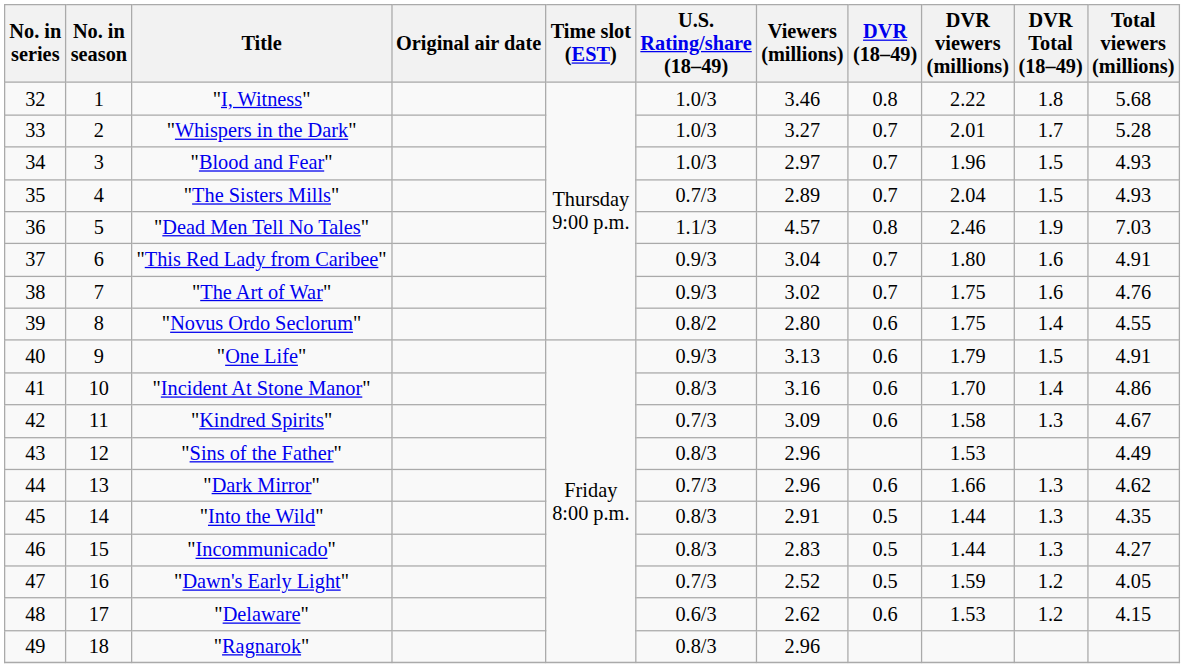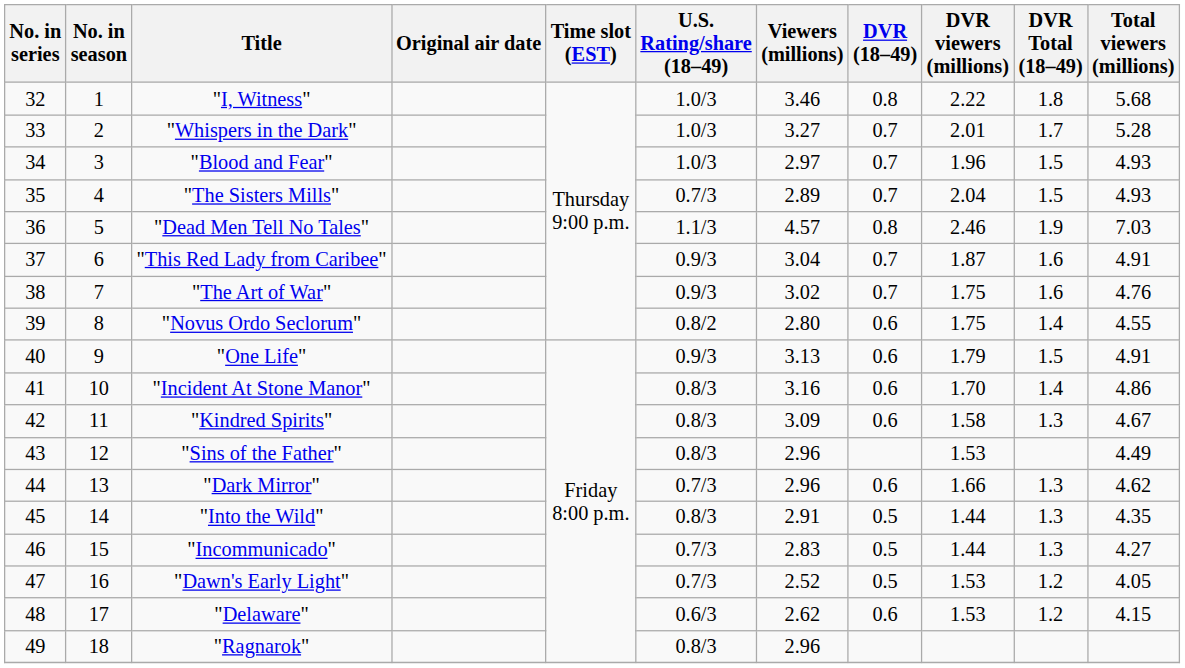(968, 259) 1.80 -> (968, 259) 1.87
(696, 420) 0.7/3 -> (696, 420) 0.8/3
(696, 549) 0.8/3 -> (696, 549) 0.7/3
(968, 581) 1.59 -> (968, 581) 1.53
